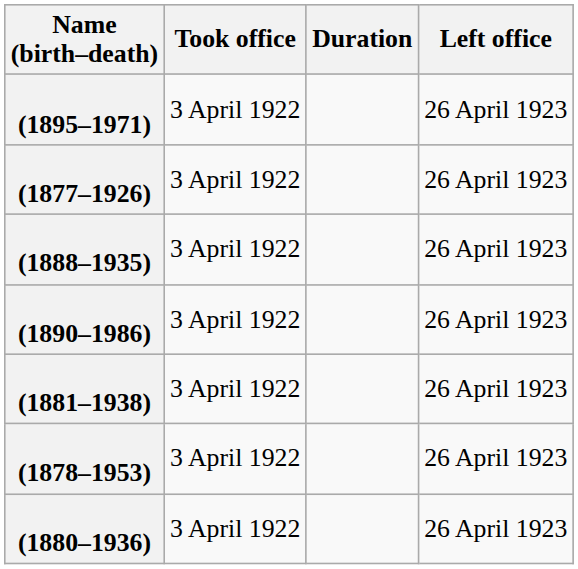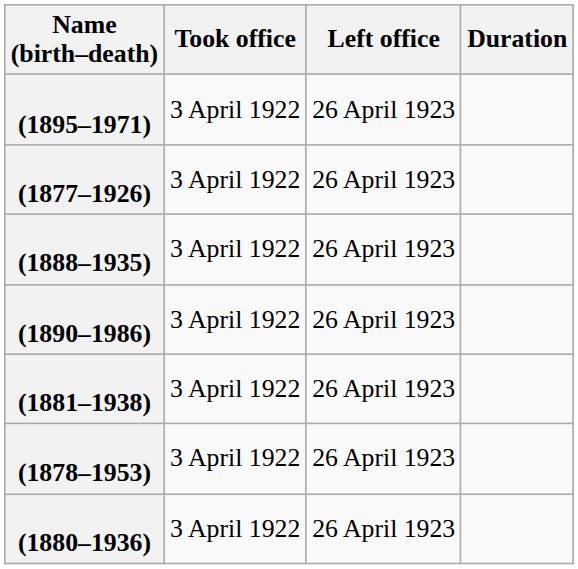columns swapped: (496, 39) <-> (362, 39)
